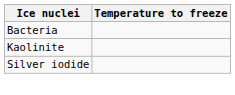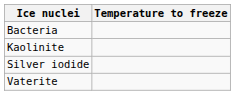+ row: (32, 82)
